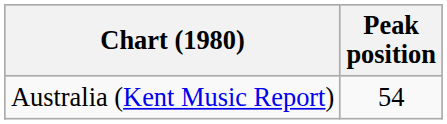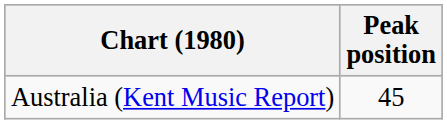(391, 97) 54 -> (391, 97) 45
